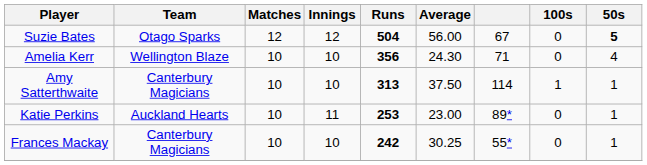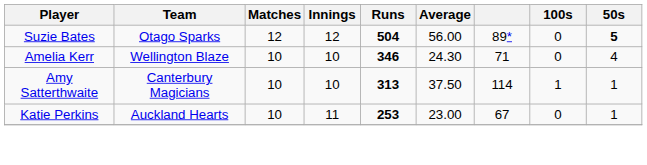(502, 36) 67 -> (502, 36) 89*
(388, 57) 356 -> (388, 57) 346
(502, 114) 89* -> (502, 114) 67
- row: (59, 142)
